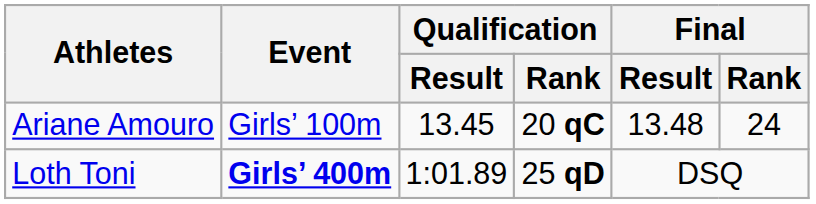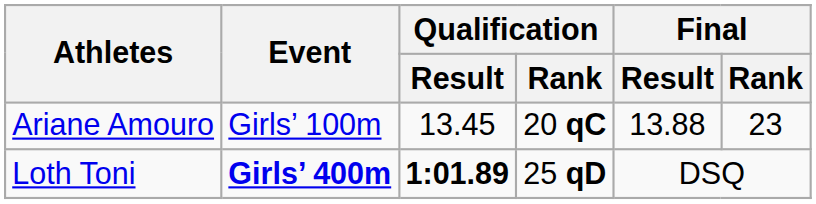(666, 126) 13.48 -> (667, 126) 13.88
(764, 126) 24 -> (766, 126) 23
(456, 174) normal -> (457, 174) bold
